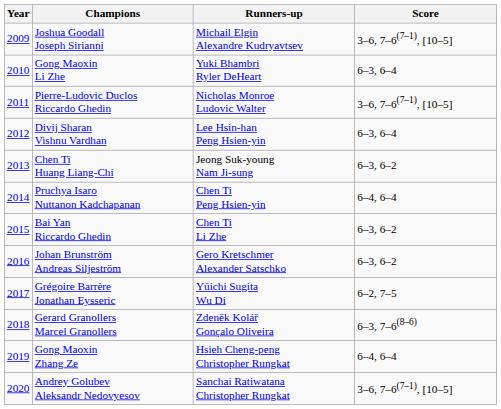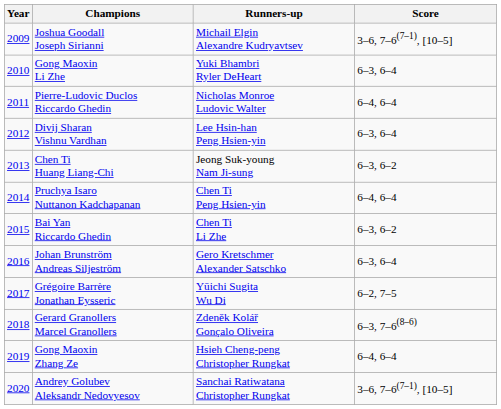(405, 102) 3–6, 7–6(7–1), [10–5] -> (377, 102) 6–4, 6–4
(377, 261) 6–3, 6–2 -> (377, 261) 6–3, 6–4
